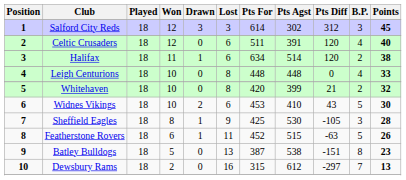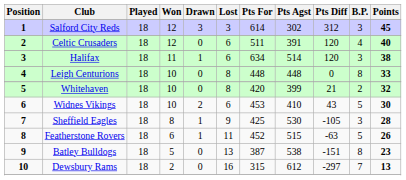(360, 58) 2 -> (360, 58) 3
(360, 74) 4 -> (360, 74) 8
